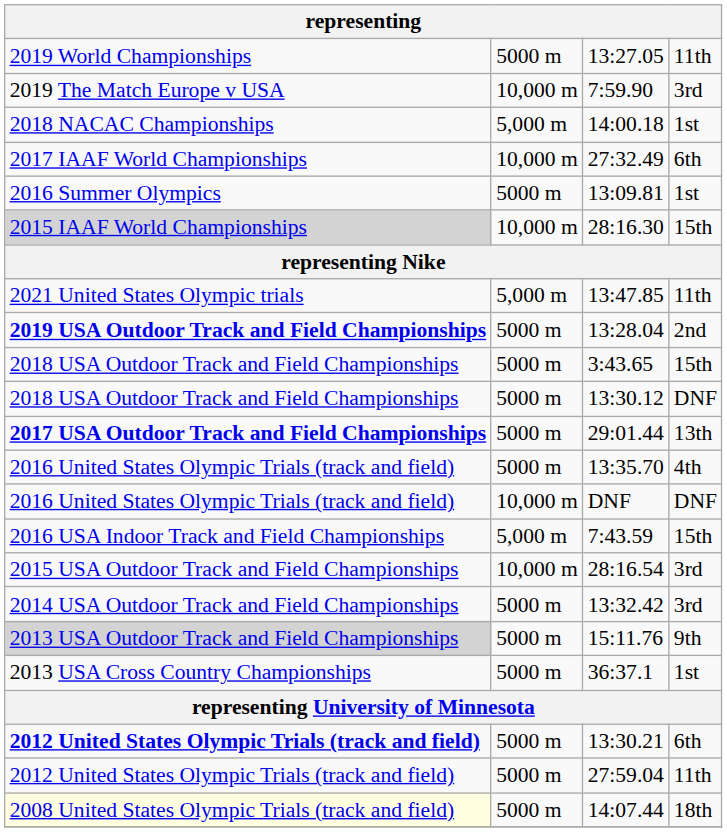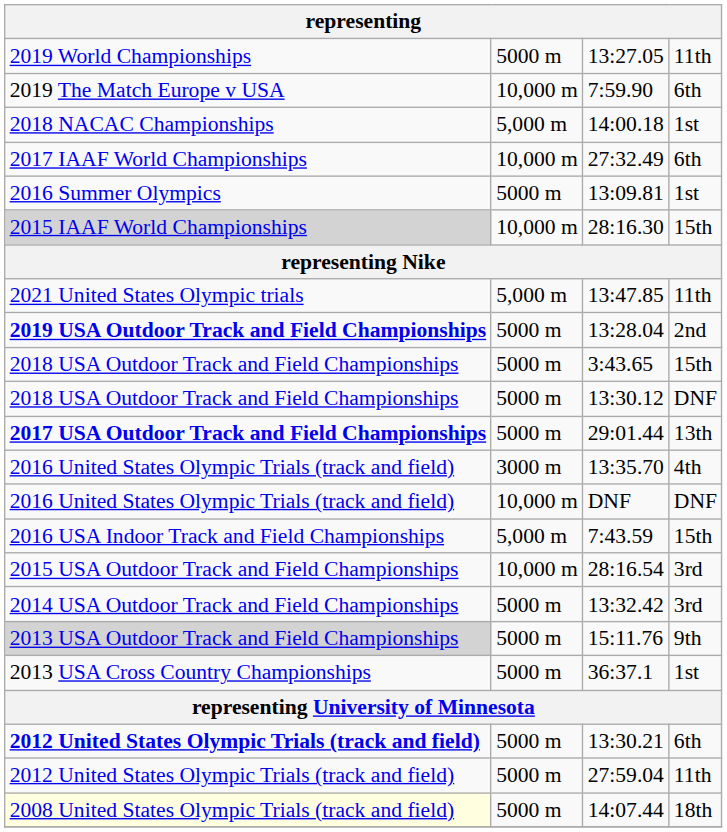(688, 90) 3rd -> (688, 90) 6th
(529, 466) 5000 m -> (529, 466) 3000 m
